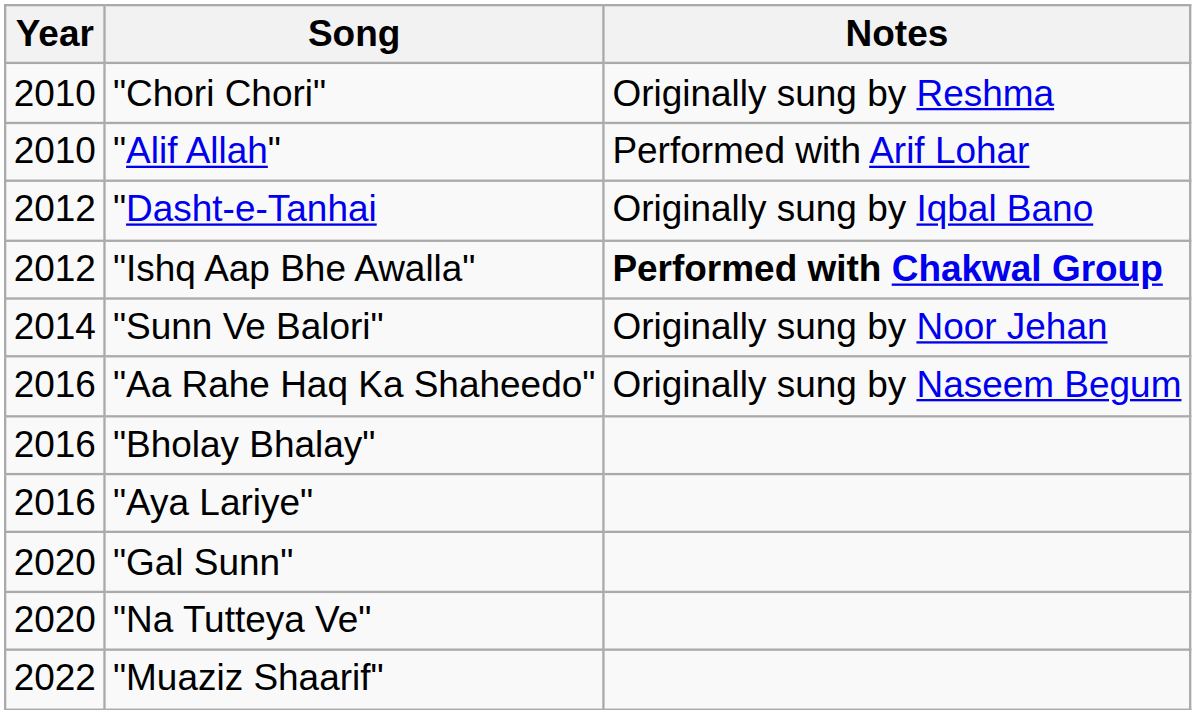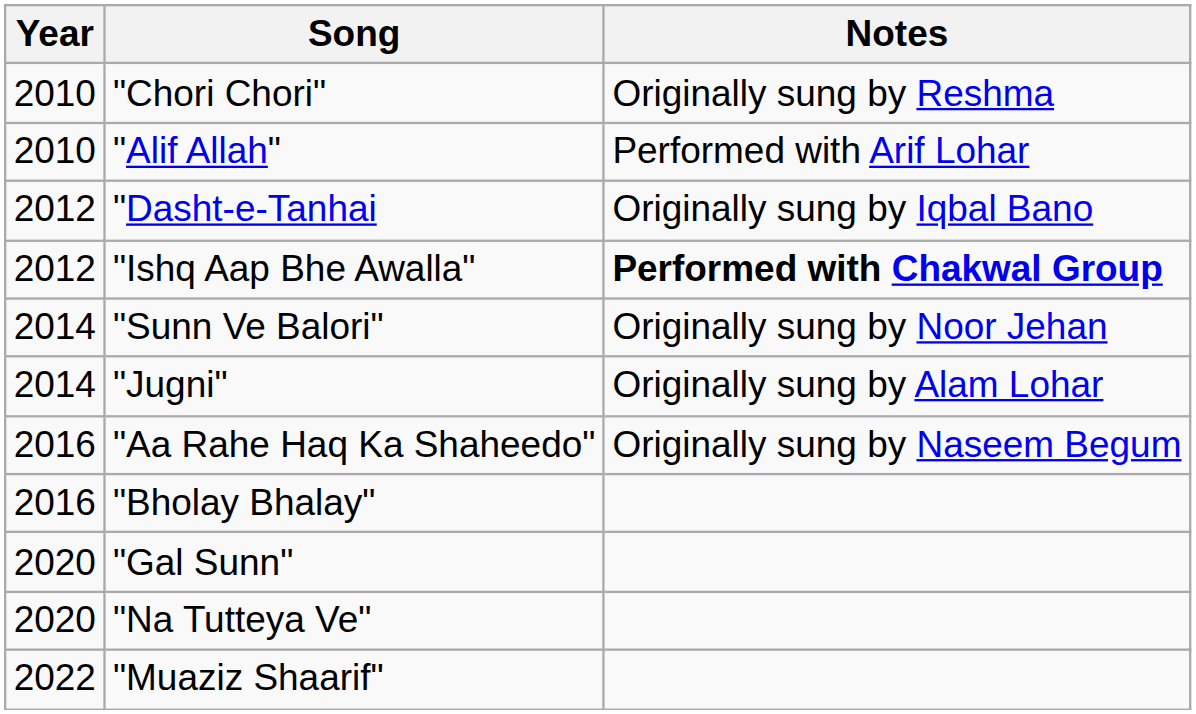+ row: (170, 385)
- row: (213, 502)
